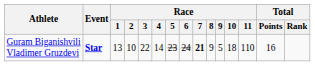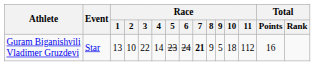(94, 48) bold -> (92, 48) normal
(248, 48) 110 -> (248, 48) 112
